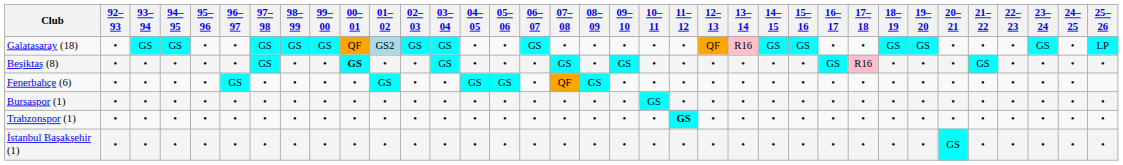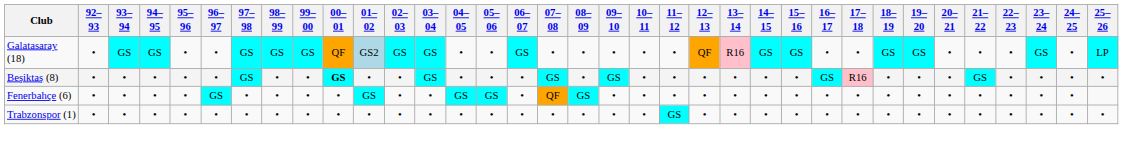- row: (36, 101)
(684, 119) bold -> (674, 114) normal
- row: (49, 144)
